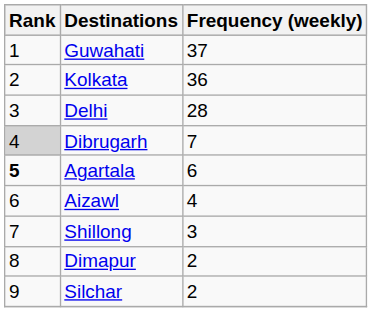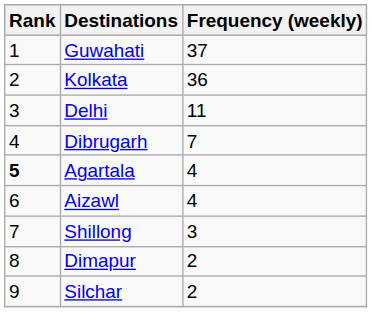(197, 111) 28 -> (197, 111) 11
(14, 141) lightgrey background -> (14, 141) no background
(192, 171) 6 -> (192, 171) 4
